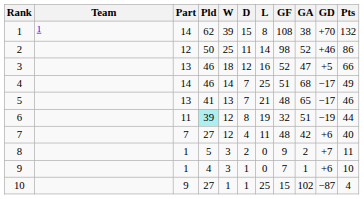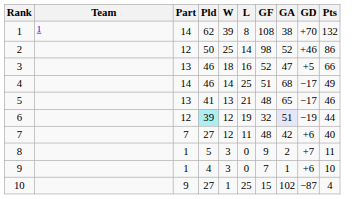- column: (246, 13)
(186, 117) 11 -> (186, 117) 12
(305, 117) no background -> (287, 117) lavender background
